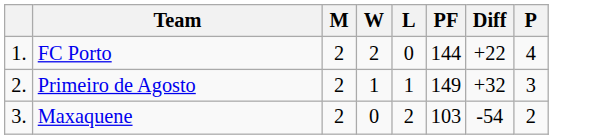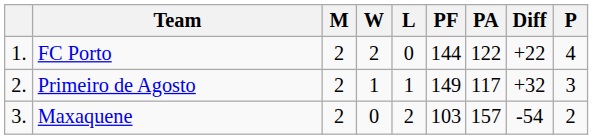+ column: (486, 20)
